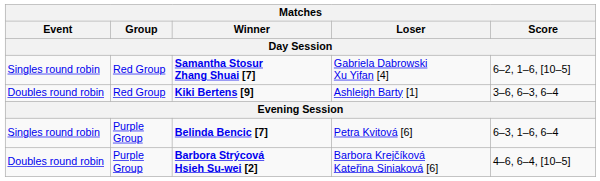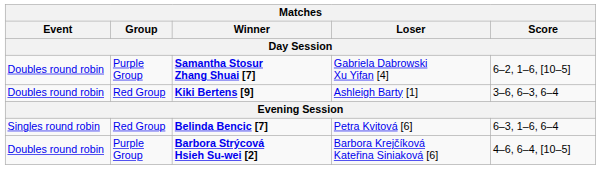(54, 70) Singles round robin -> (56, 70) Doubles round robin
(139, 70) Red Group -> (128, 70) Purple Group
(128, 133) Purple Group -> (139, 127) Red Group
